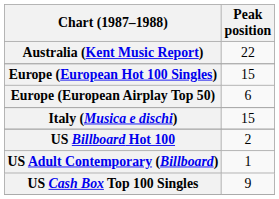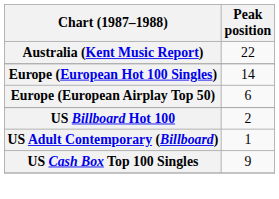(248, 74) 15 -> (248, 74) 14
- row: (113, 118)
